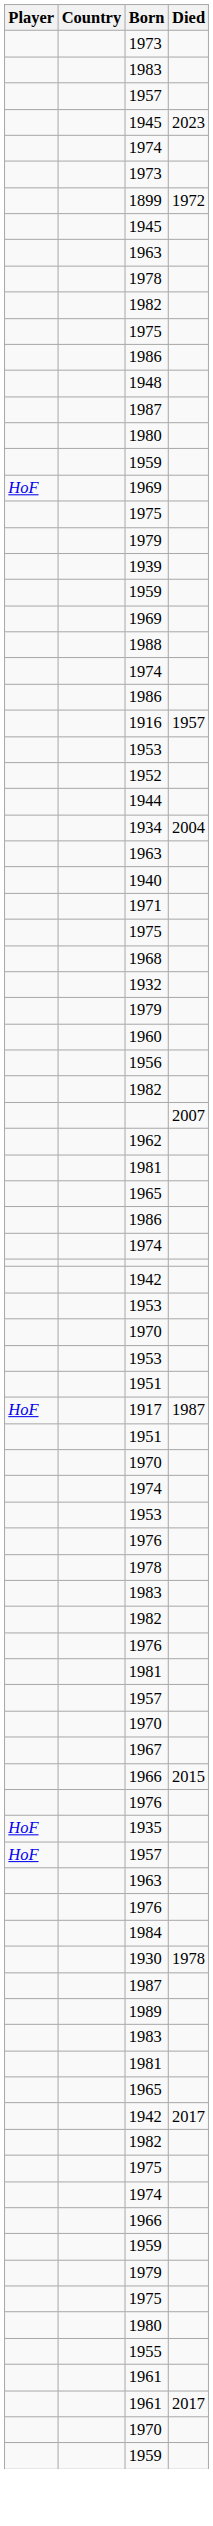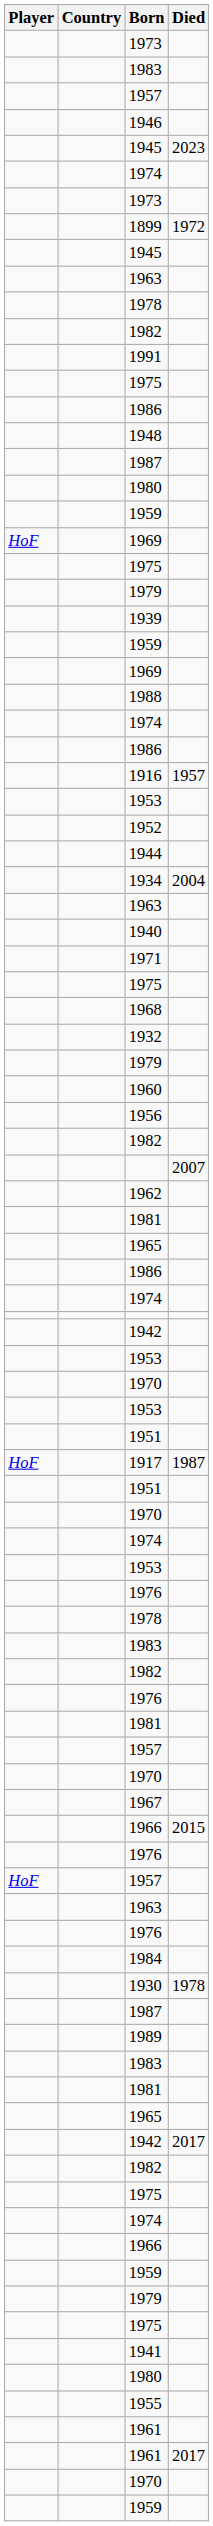+ row: (145, 122)
+ row: (145, 357)
- row: (145, 1828)
+ row: (145, 2351)
